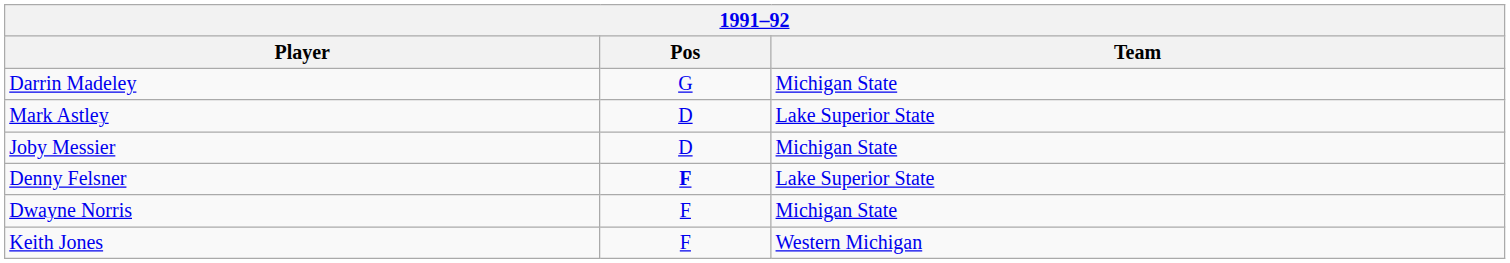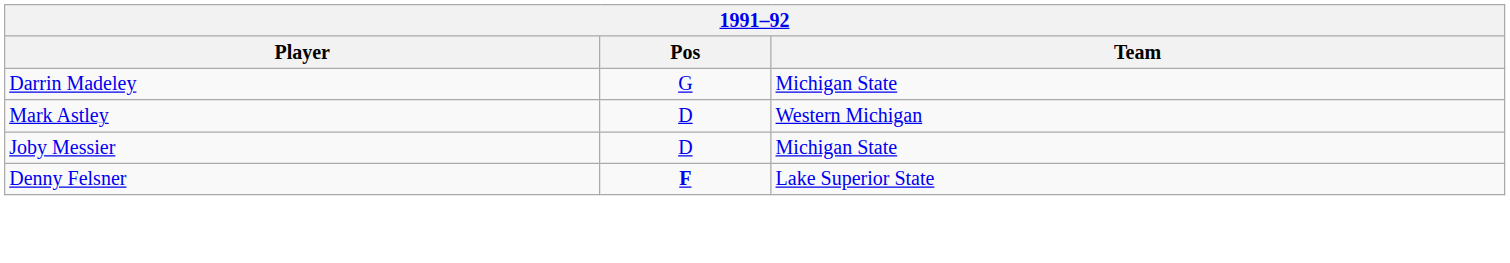(855, 115) Lake Superior State -> (849, 115) Western Michigan
- row: (71, 210)
- row: (56, 242)
